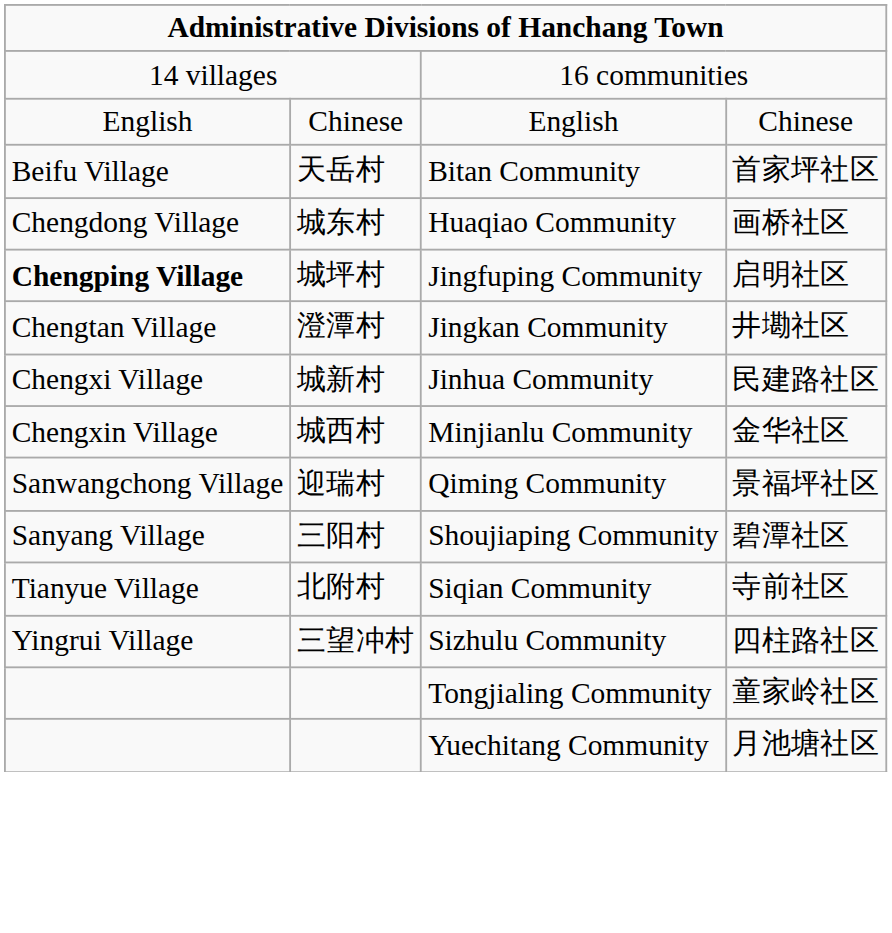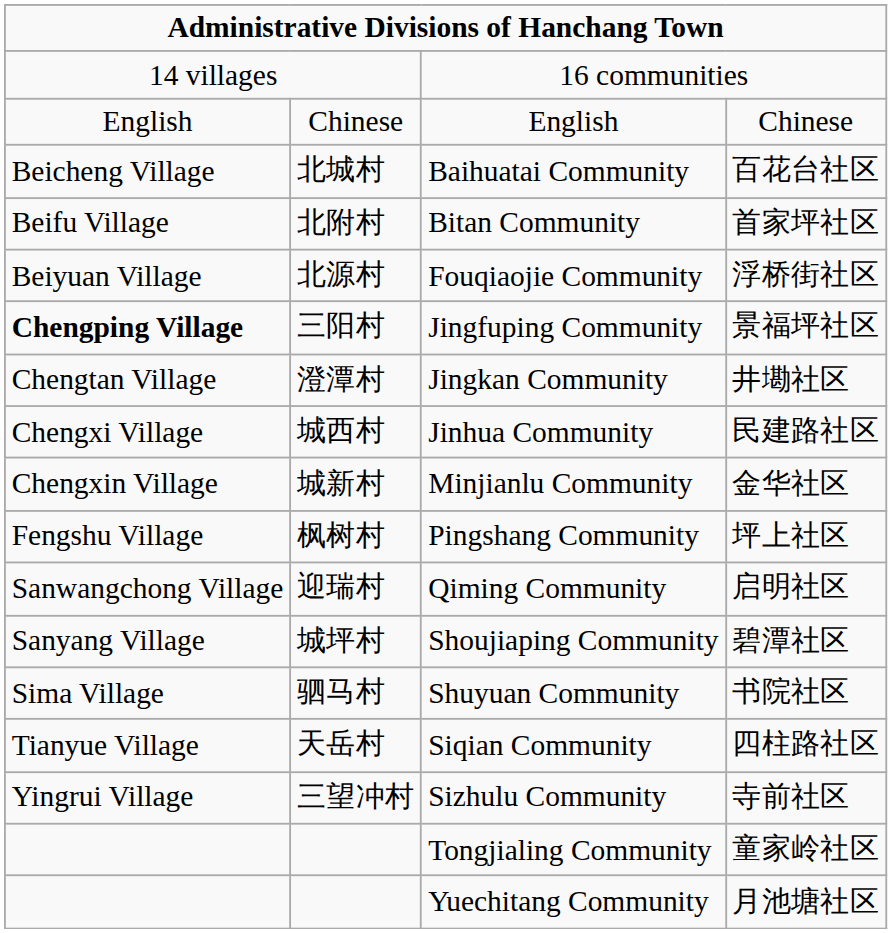+ row: (559, 170)
(341, 169) 天岳村 -> (341, 221) 北附村
+ row: (565, 275)
- row: (552, 222)
(341, 274) 城坪村 -> (341, 326) 三阳村
(791, 274) 启明社区 -> (806, 326) 景福坪社区
(341, 378) 城新村 -> (341, 430) 城西村
(341, 430) 城西村 -> (341, 483) 城新村
+ row: (564, 536)
(806, 483) 景福坪社区 -> (791, 587) 启明社区
(341, 535) 三阳村 -> (341, 639) 城坪村
+ row: (554, 692)
(341, 587) 北附村 -> (341, 744) 天岳村
(791, 587) 寺前社区 -> (806, 744) 四柱路社区
(806, 639) 四柱路社区 -> (791, 796) 寺前社区
